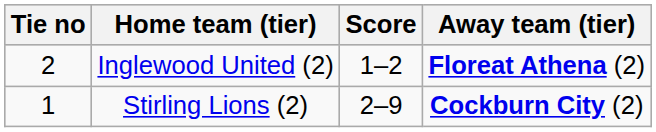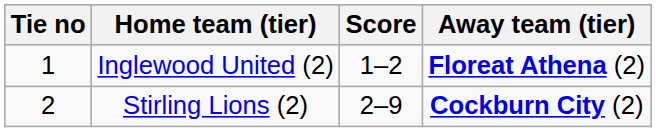(48, 65) 2 -> (48, 65) 1
(48, 106) 1 -> (48, 106) 2
